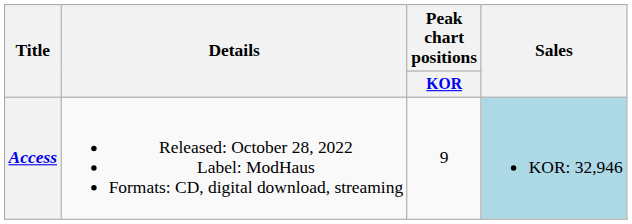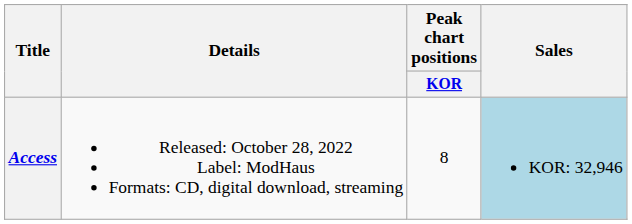(444, 157) 9 -> (444, 157) 8
